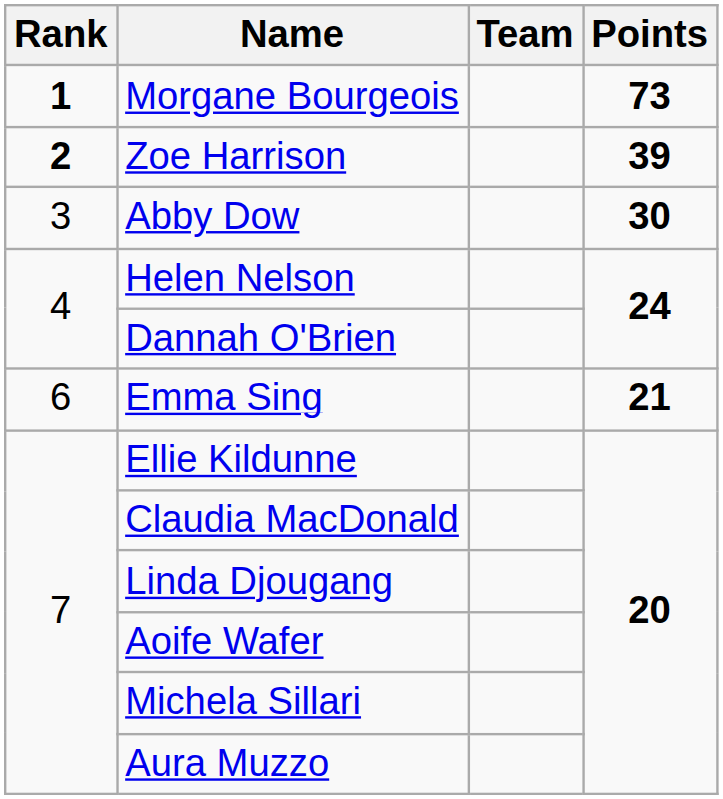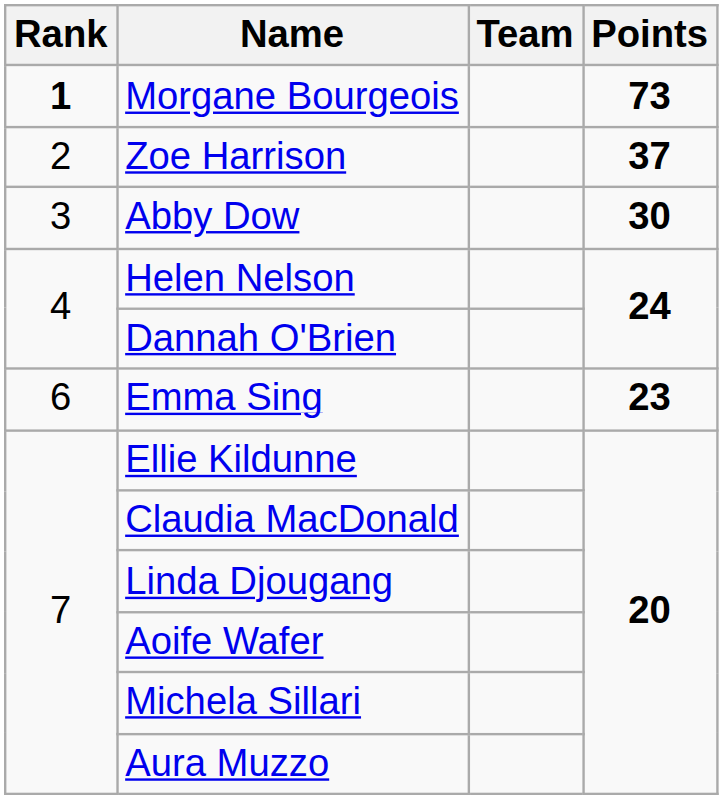(61, 156) bold -> (61, 156) normal
(650, 156) 39 -> (650, 156) 37
(650, 398) 21 -> (650, 398) 23
